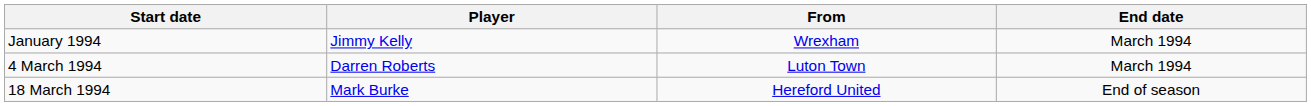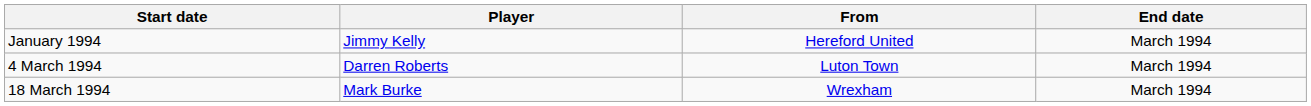(826, 41) Wrexham -> (859, 41) Hereford United
(826, 90) Hereford United -> (859, 90) Wrexham
(1151, 90) End of season -> (1171, 90) March 1994
